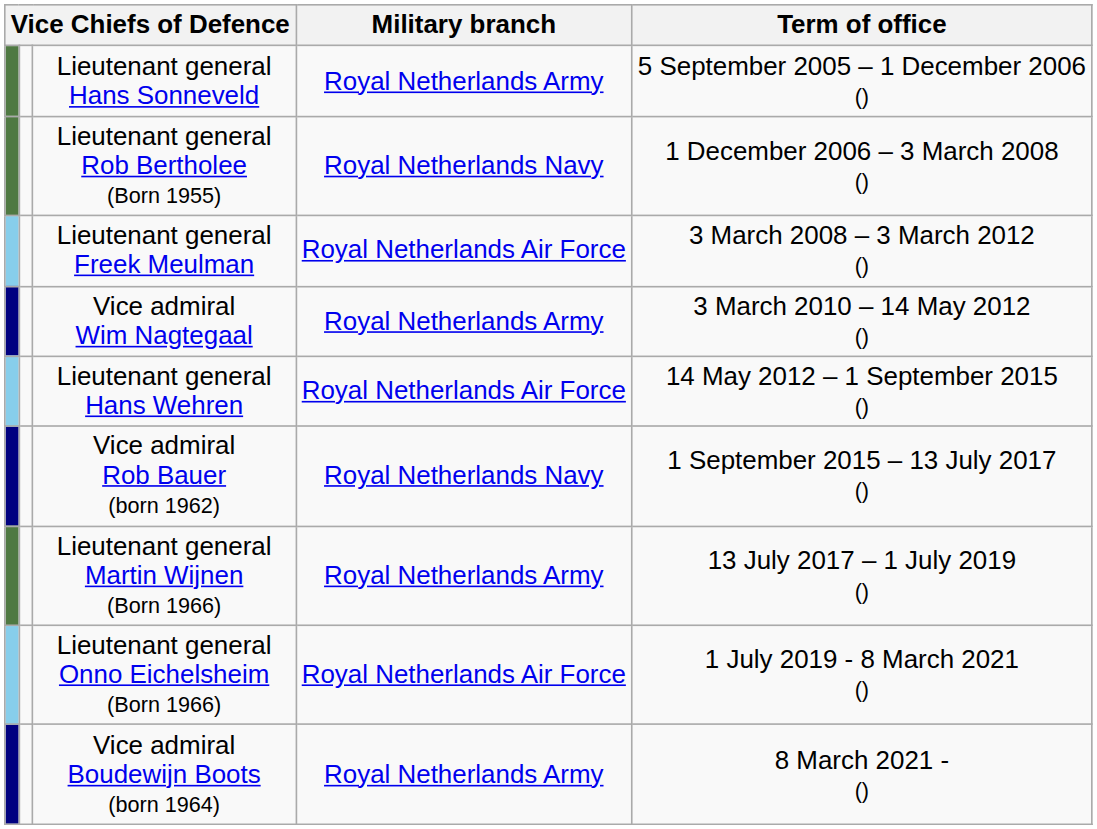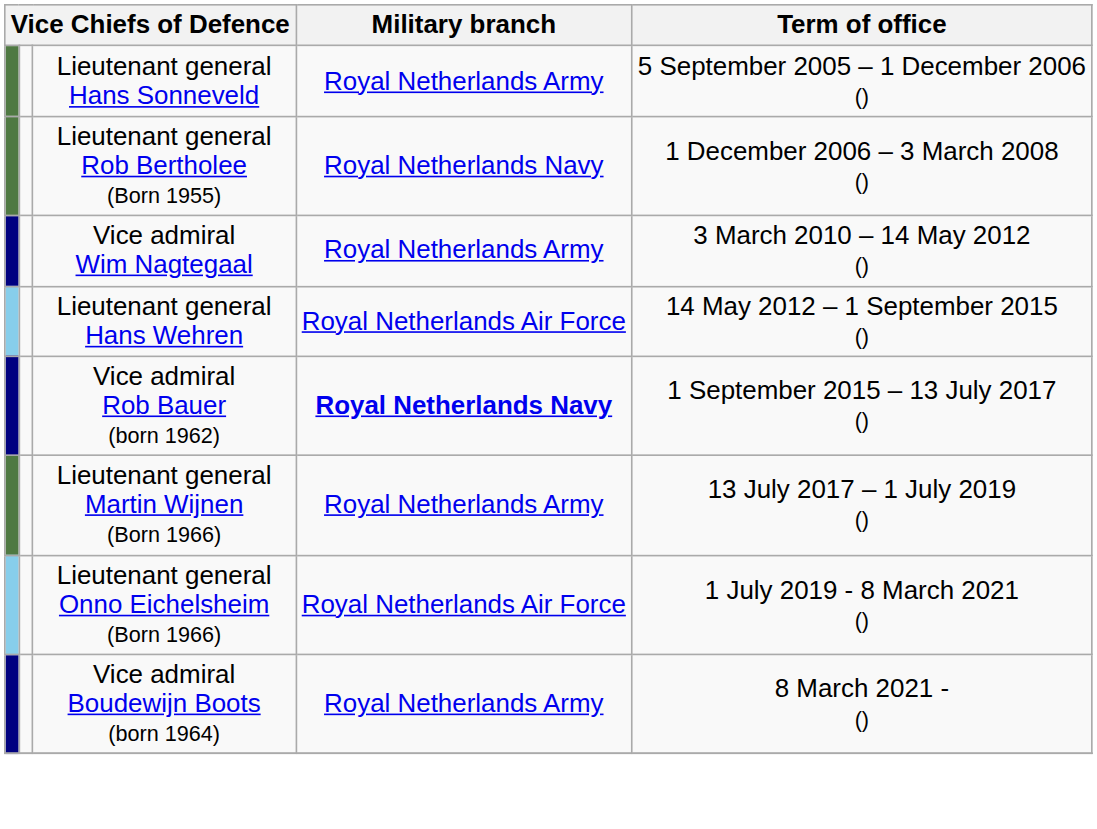- row: (164, 250)
(464, 475) normal -> (464, 405) bold
